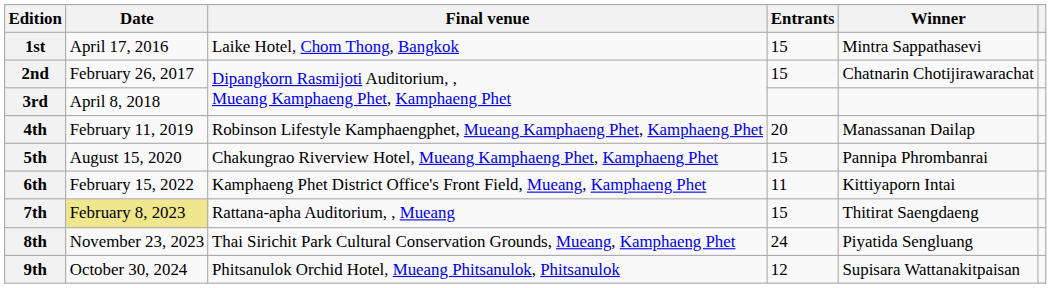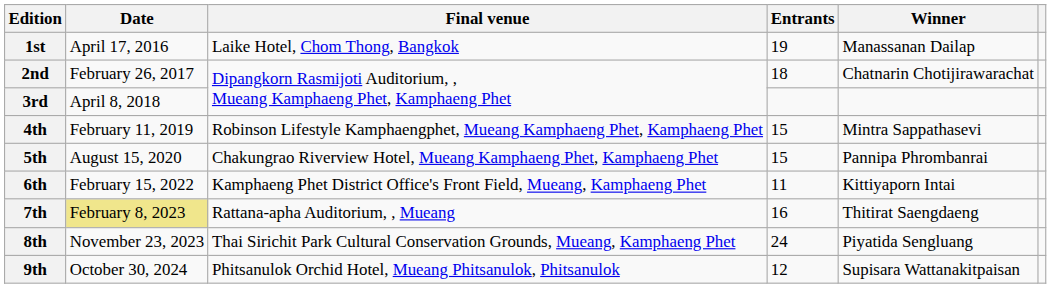(779, 46) 15 -> (779, 46) 19
(912, 46) Mintra Sappathasevi -> (909, 46) Manassanan Dailap
(779, 74) 15 -> (779, 74) 18
(779, 129) 20 -> (779, 129) 15
(909, 129) Manassanan Dailap -> (912, 129) Mintra Sappathasevi
(779, 213) 15 -> (779, 213) 16
